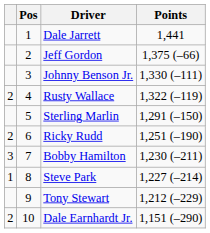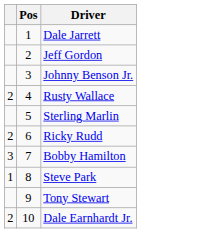- column: (171, 14)
